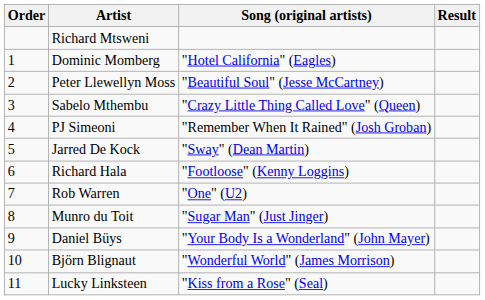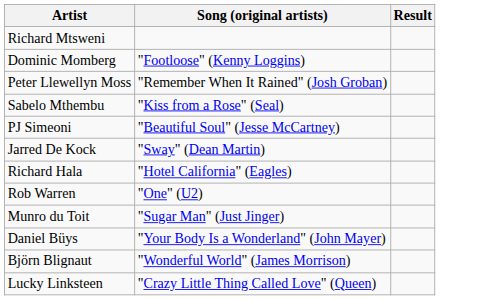- column: (26, 15)
(259, 60) "Hotel California" (Eagles) -> (221, 60) "Footloose" (Kenny Loggins)
(283, 82) "Beautiful Soul" (Jesse McCartney) -> (262, 82) "Remember When It Rained" (Josh Groban)
(301, 104) "Crazy Little Thing Called Love" (Queen) -> (211, 104) "Kiss from a Rose" (Seal)
(306, 127) "Remember When It Rained" (Josh Groban) -> (239, 127) "Beautiful Soul" (Jesse McCartney)
(265, 171) "Footloose" (Kenny Loggins) -> (215, 171) "Hotel California" (Eagles)
(255, 283) "Kiss from a Rose" (Seal) -> (257, 283) "Crazy Little Thing Called Love" (Queen)
